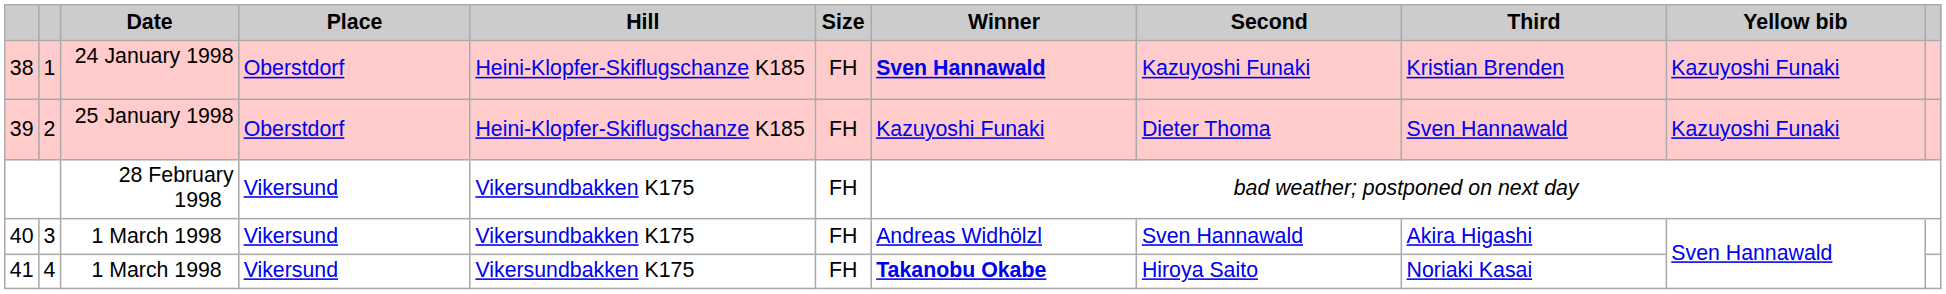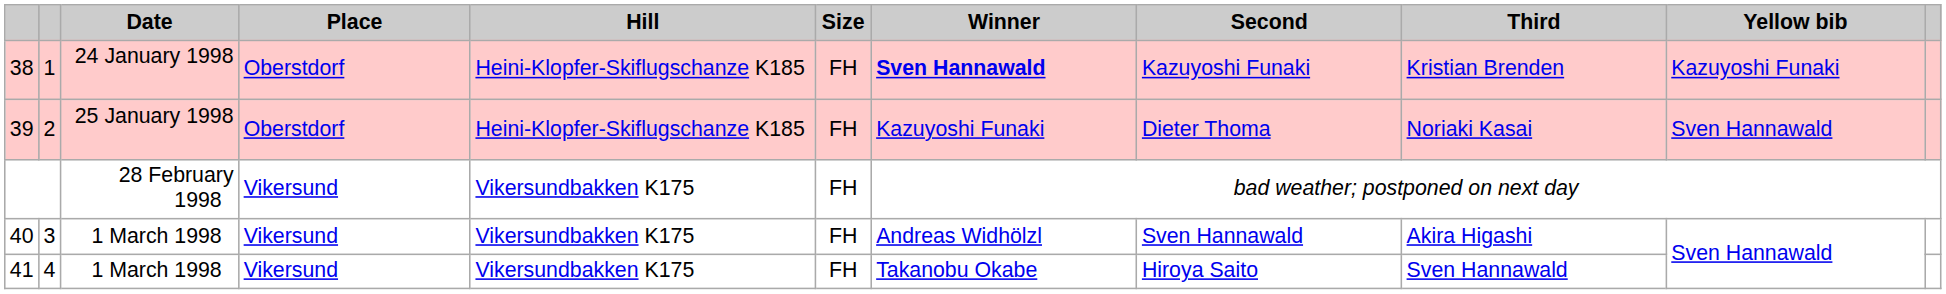(1487, 128) Sven Hannawald -> (1469, 128) Noriaki Kasai
(1755, 128) Kazuyoshi Funaki -> (1752, 128) Sven Hannawald
(961, 270) bold -> (957, 270) normal
(1469, 270) Noriaki Kasai -> (1487, 270) Sven Hannawald
